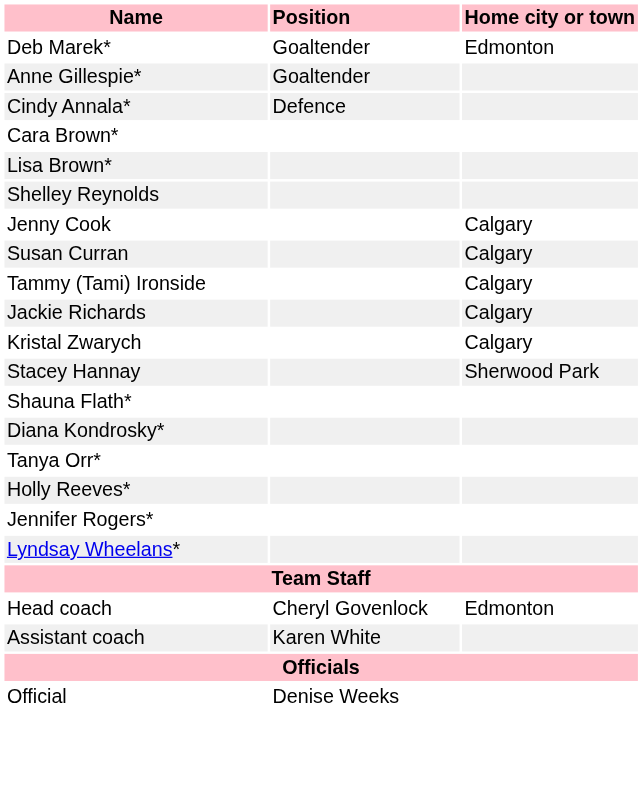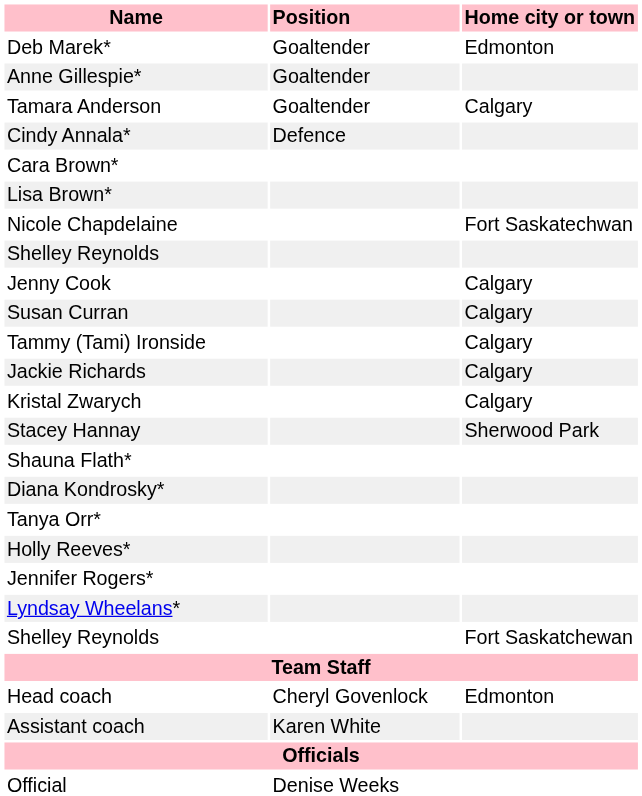+ row: (84, 106)
+ row: (92, 224)
+ row: (83, 637)
